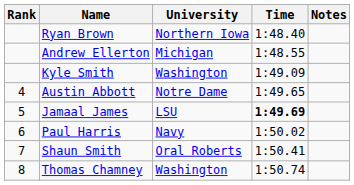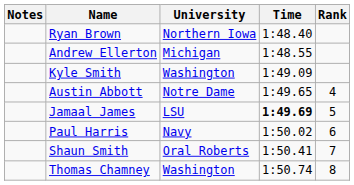columns swapped: (22, 14) <-> (329, 14)
